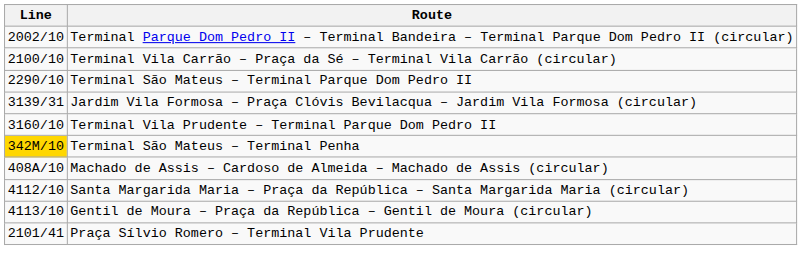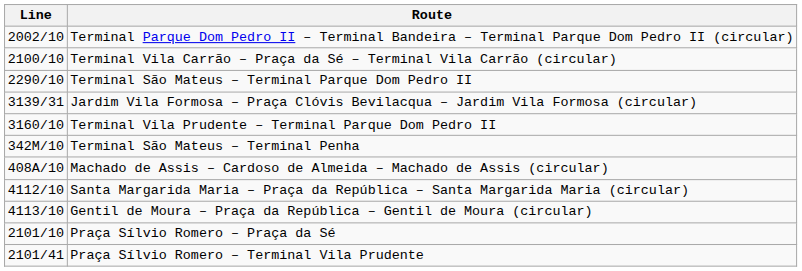(36, 146) gold background -> (36, 146) no background
+ row: (203, 234)
